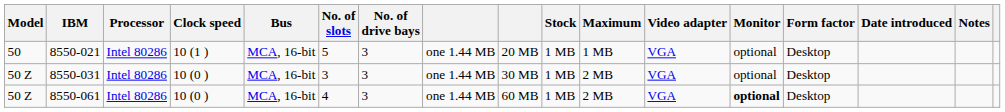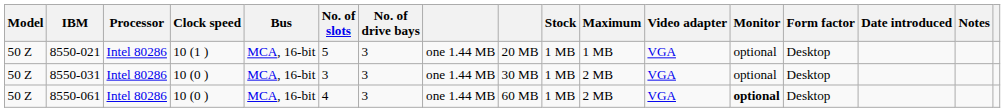(14, 52) 50 -> (20, 52) 50 Z
